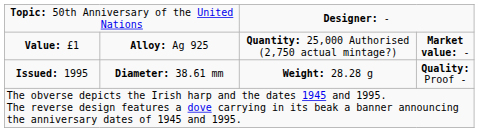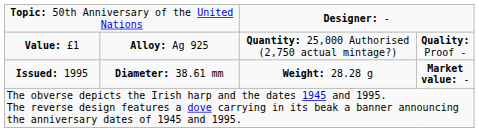(445, 46) Market value: - -> (445, 46) Quality: Proof -
(445, 74) Quality: Proof - -> (445, 74) Market value: -
